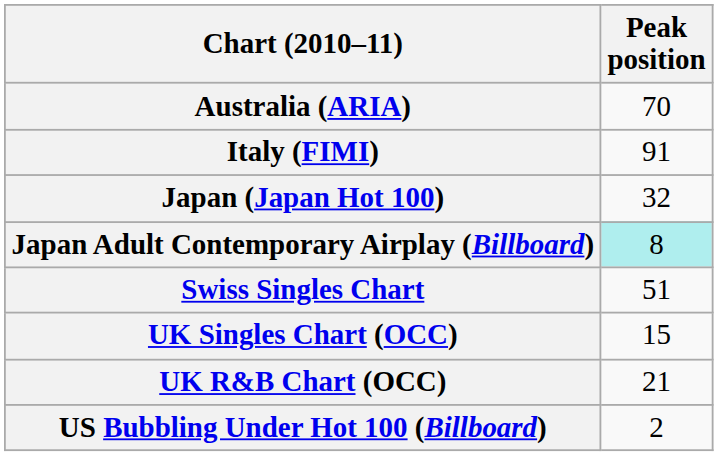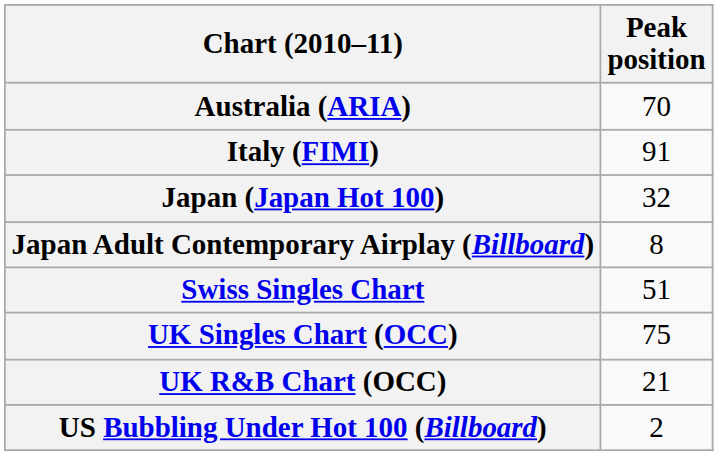(657, 243) paleturquoise background -> (657, 243) no background
(657, 335) 15 -> (657, 335) 75
